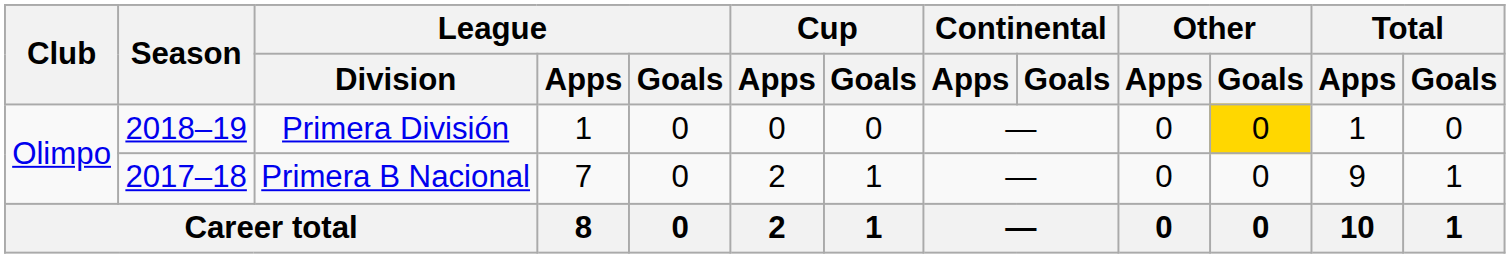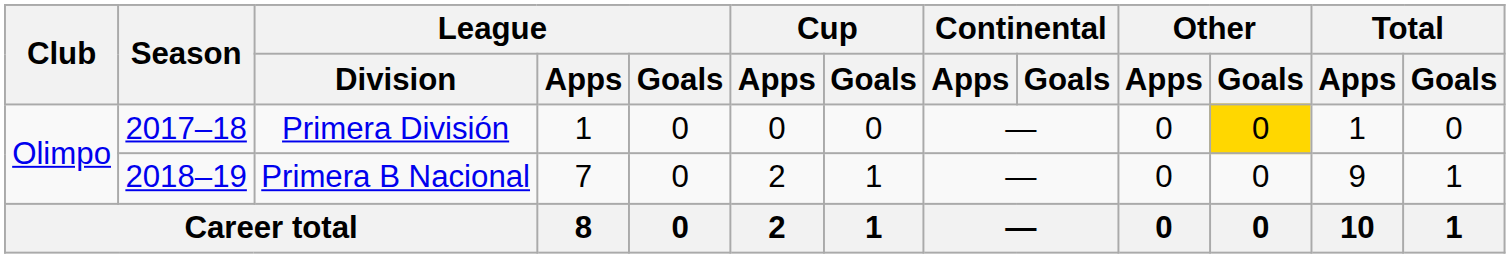(186, 128) 2018–19 -> (186, 128) 2017–18
(186, 177) 2017–18 -> (186, 177) 2018–19
